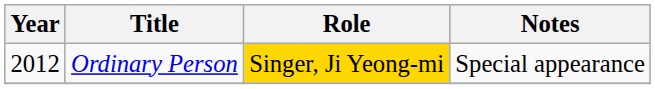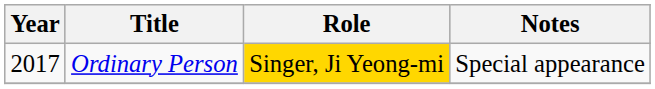(35, 63) 2012 -> (35, 63) 2017
